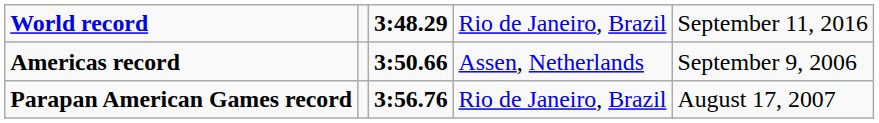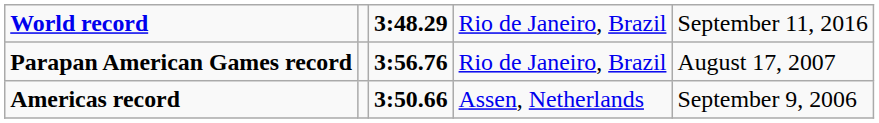rows swapped: (181, 99) <-> (95, 61)
